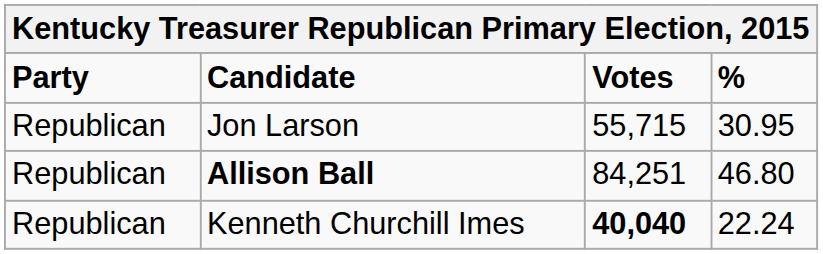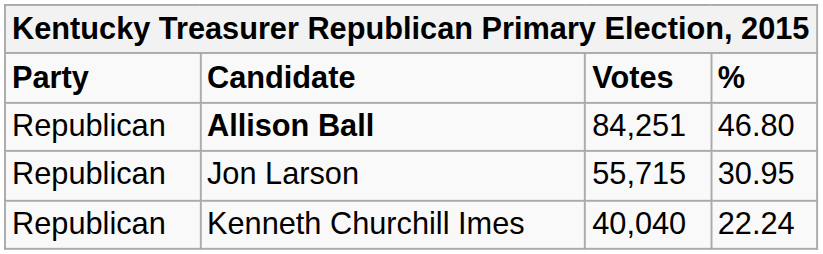rows swapped: (291, 175) <-> (283, 126)
(639, 223) bold -> (639, 223) normal
